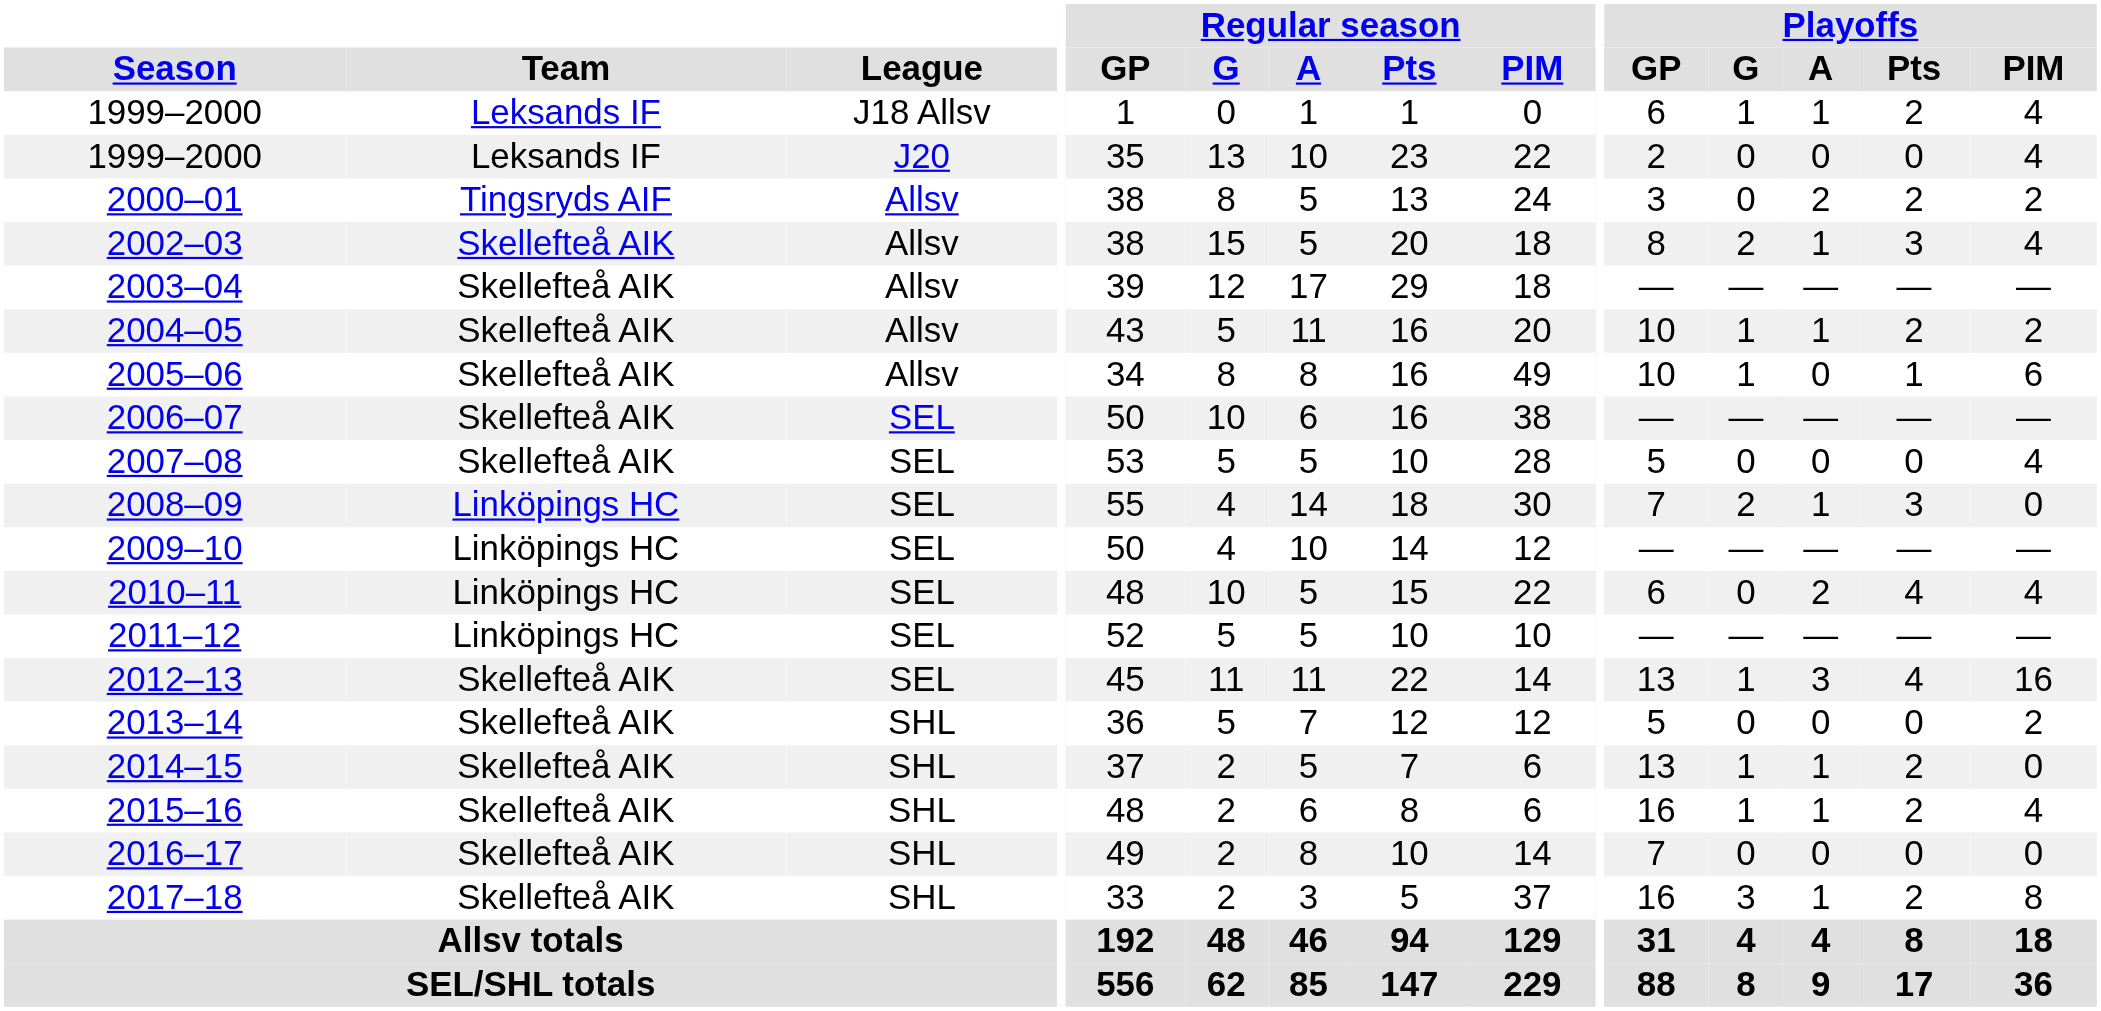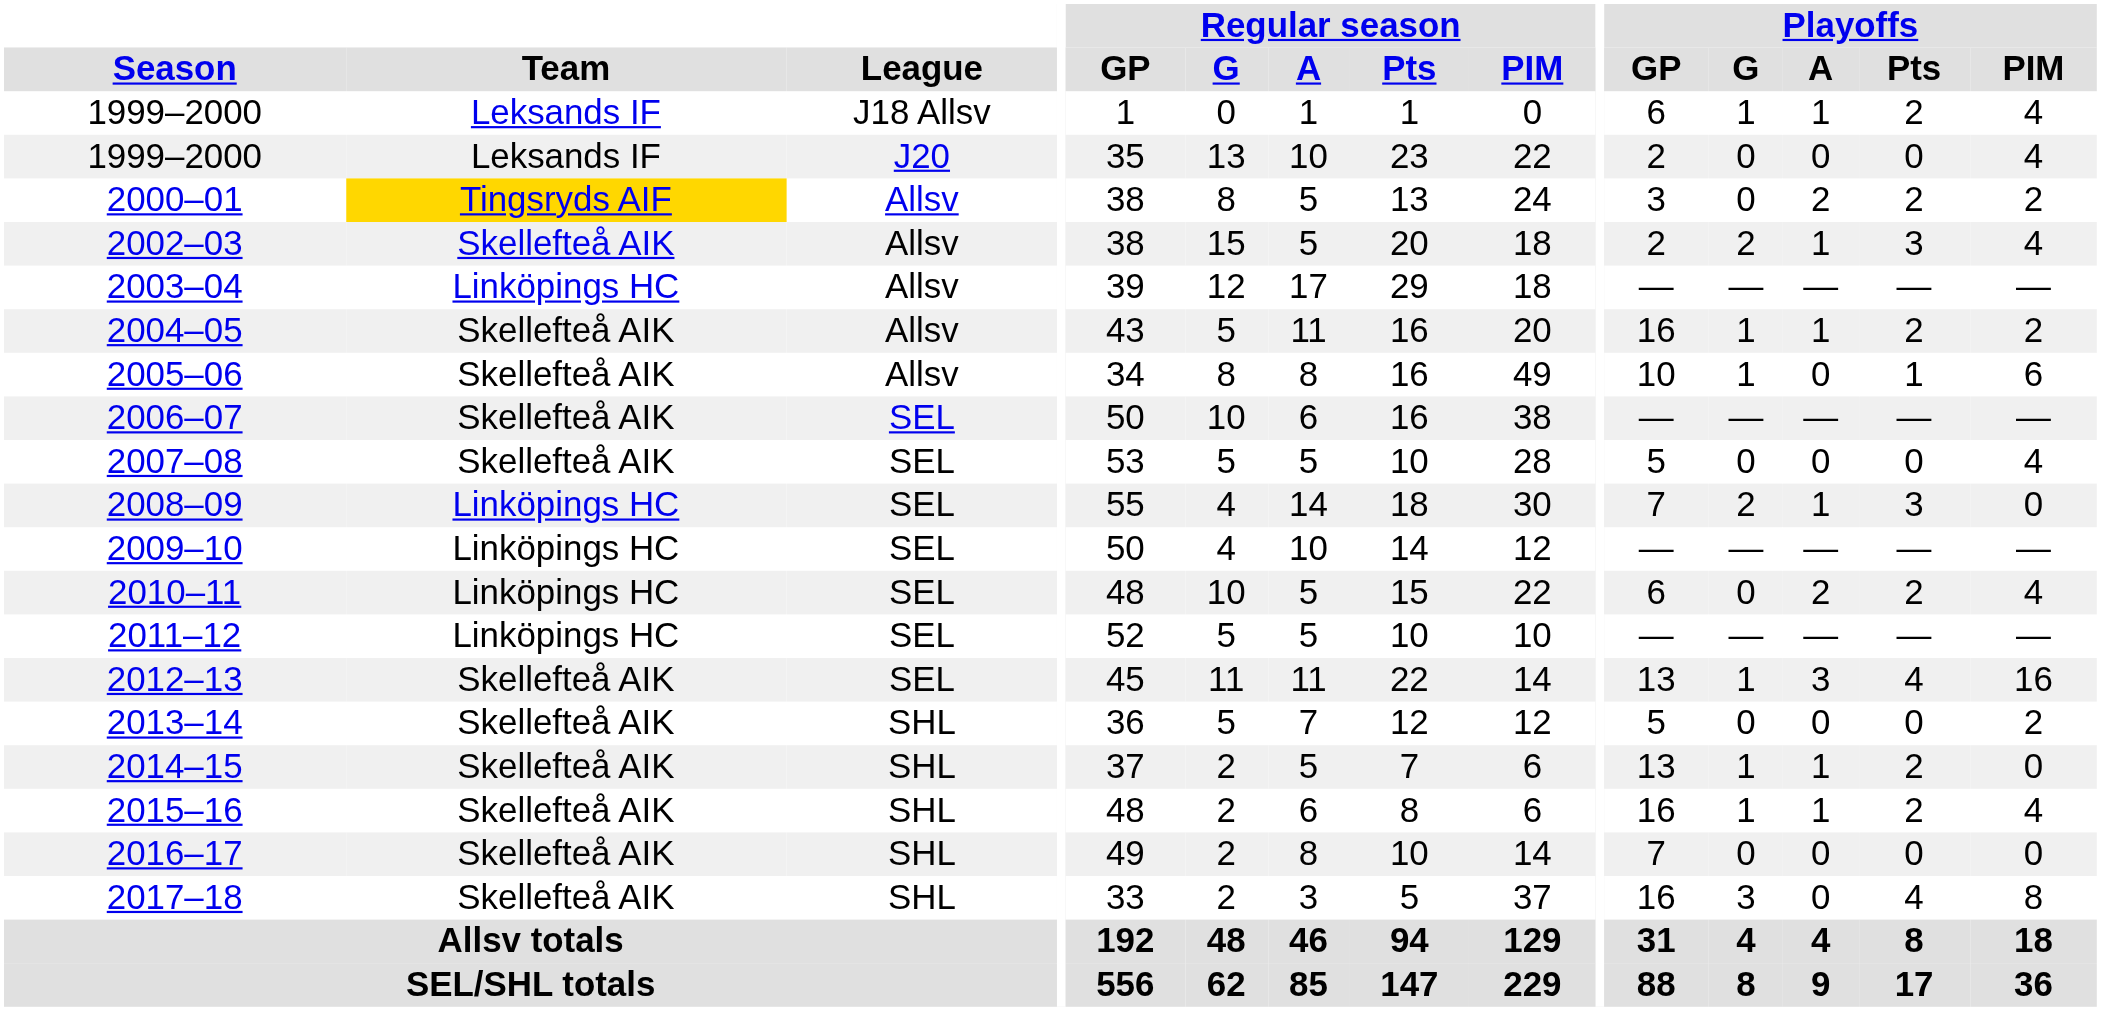(566, 199) no background -> (566, 199) gold background
(1656, 243) 8 -> (1656, 243) 2
(566, 286) Skellefteå AIK -> (566, 286) Linköpings HC
(1656, 330) 10 -> (1656, 330) 16
(1914, 592) 4 -> (1914, 592) 2
(1821, 897) 1 -> (1821, 897) 0
(1914, 897) 2 -> (1914, 897) 4
